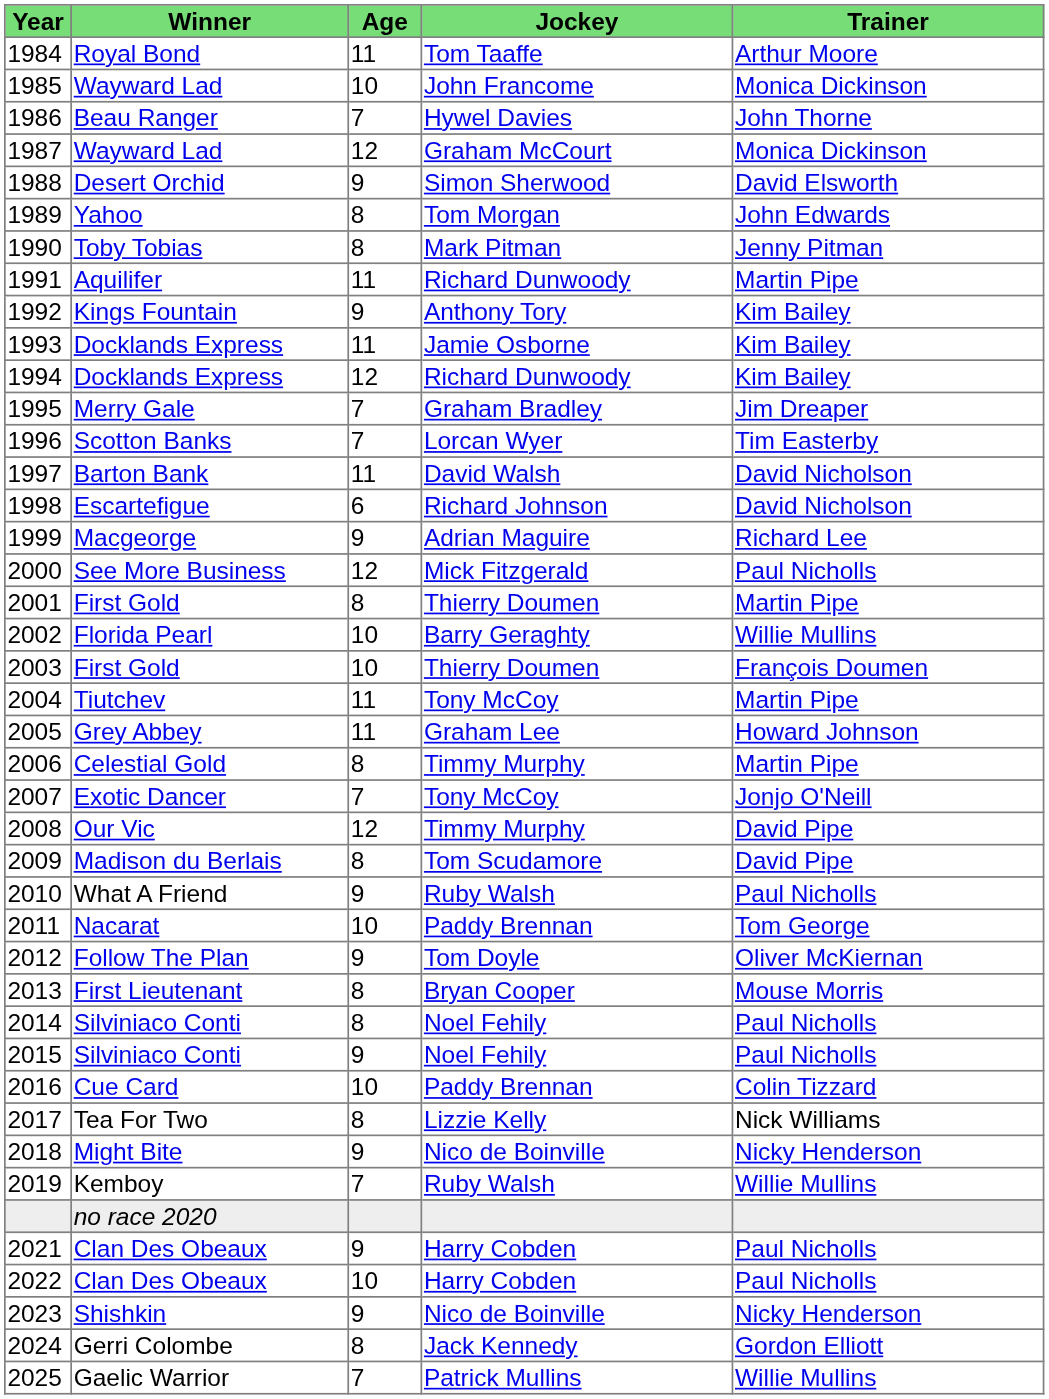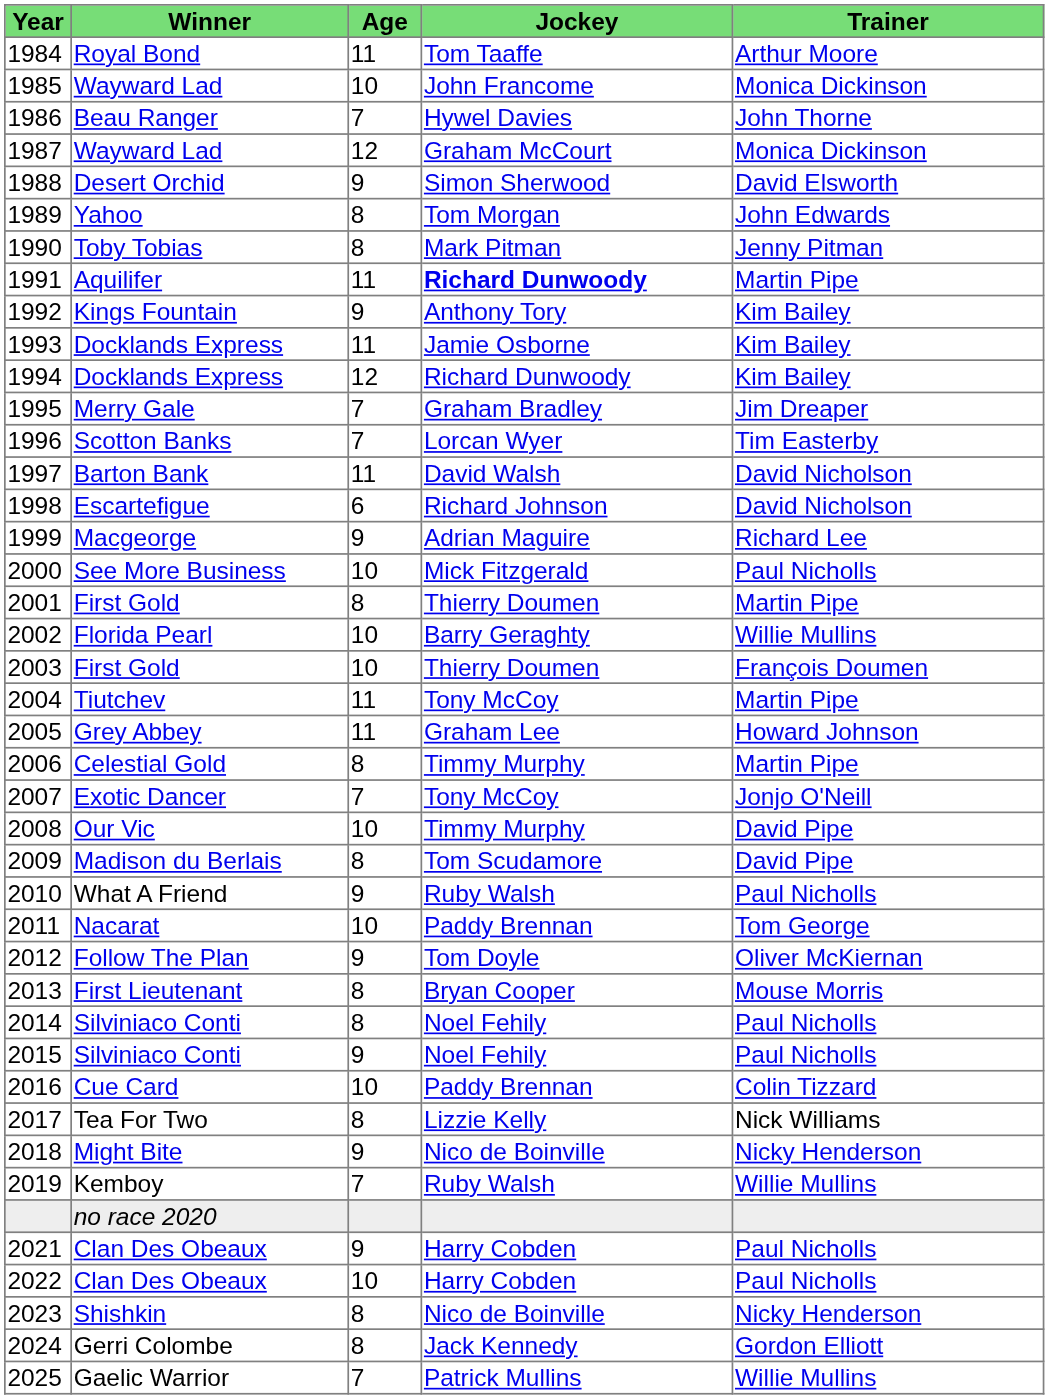(527, 279) normal -> (535, 279) bold
(364, 570) 12 -> (364, 570) 10
(364, 829) 12 -> (364, 829) 10
(358, 1313) 9 -> (358, 1313) 8
